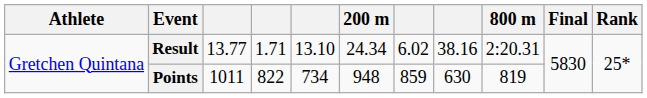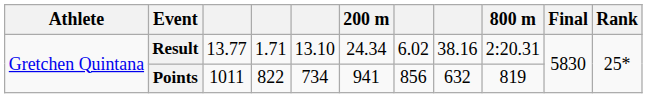(366, 78) 948 -> (366, 78) 941
(413, 78) 859 -> (413, 78) 856
(457, 78) 630 -> (457, 78) 632
